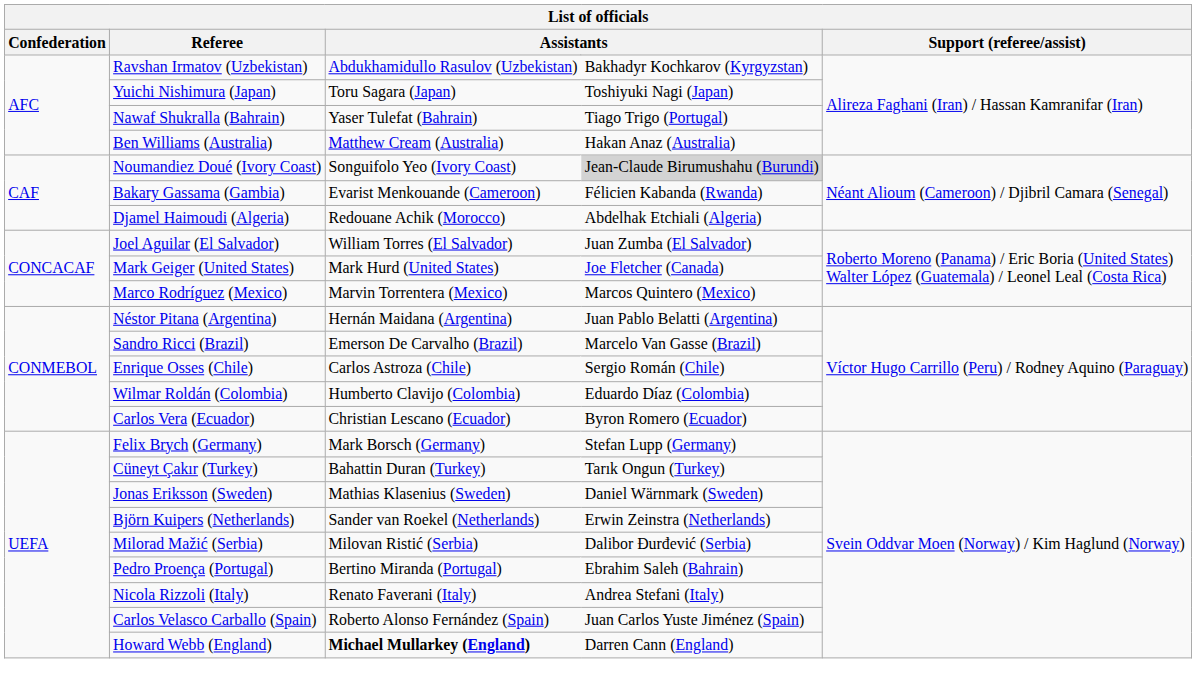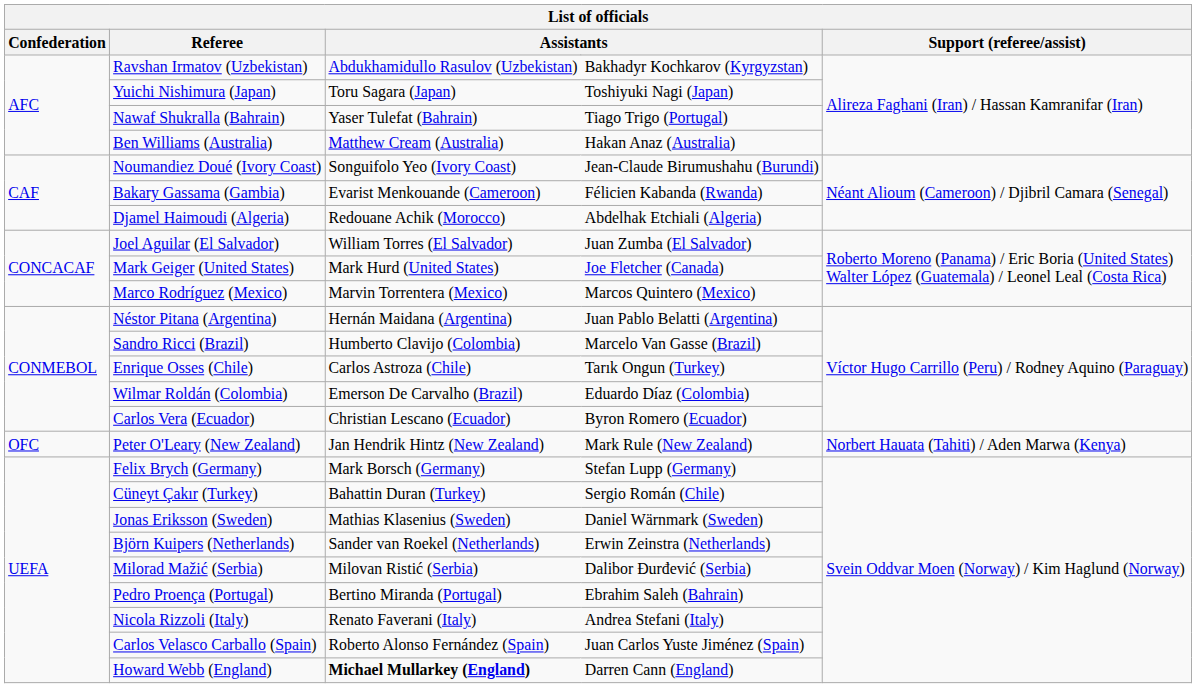(702, 167) lightgrey background -> (702, 167) no background
(425, 343) Emerson De Carvalho (Brazil) -> (424, 343) Humberto Clavijo (Colombia)
(655, 368) Sergio Román (Chile) -> (655, 368) Tarık Ongun (Turkey)
(424, 393) Humberto Clavijo (Colombia) -> (425, 393) Emerson De Carvalho (Brazil)
+ row: (207, 444)
(655, 469) Tarık Ongun (Turkey) -> (655, 494) Sergio Román (Chile)
